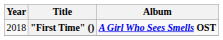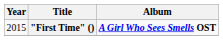(16, 27) 2018 -> (16, 27) 2015
